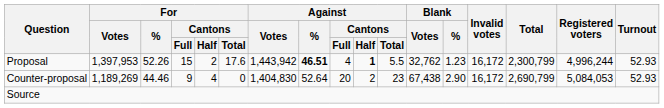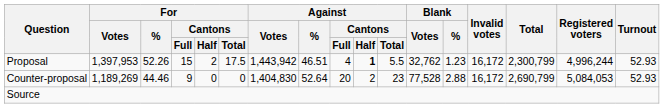(235, 62) 17.6 -> (235, 62) 17.5
(314, 62) bold -> (314, 62) normal
(214, 78) 4 -> (214, 78) 0
(425, 78) 67,438 -> (425, 78) 77,528
(456, 78) 2.90 -> (456, 78) 2.88
